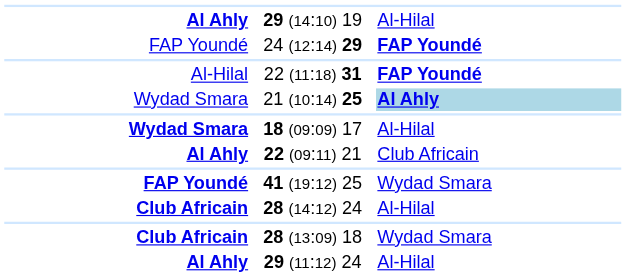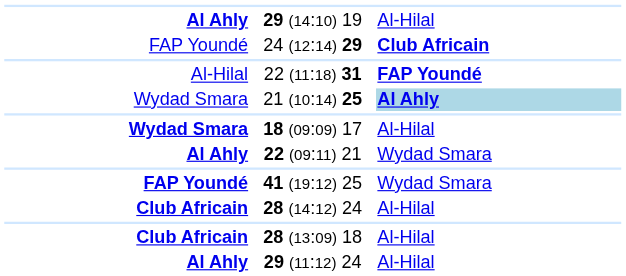(430, 45) FAP Youndé -> (433, 45) Club Africain
(428, 153) Club Africain -> (435, 153) Wydad Smara
(435, 237) Wydad Smara -> (406, 237) Al-Hilal
